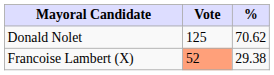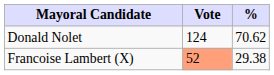(196, 37) 125 -> (196, 37) 124
